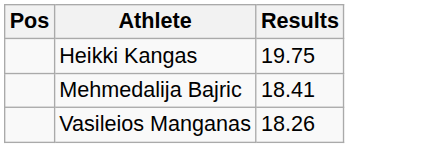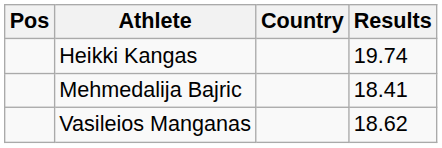+ column: (302, 21)
(288, 55) 19.75 -> (381, 55) 19.74
(288, 124) 18.26 -> (381, 124) 18.62
